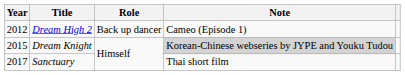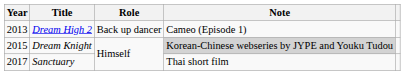(17, 29) 2012 -> (17, 29) 2013
